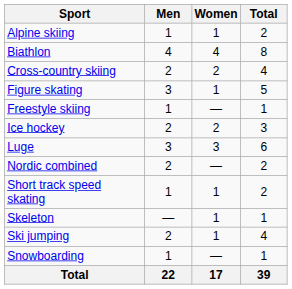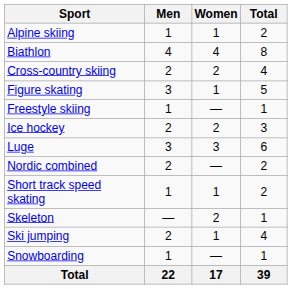(216, 217) 1 -> (216, 217) 2
